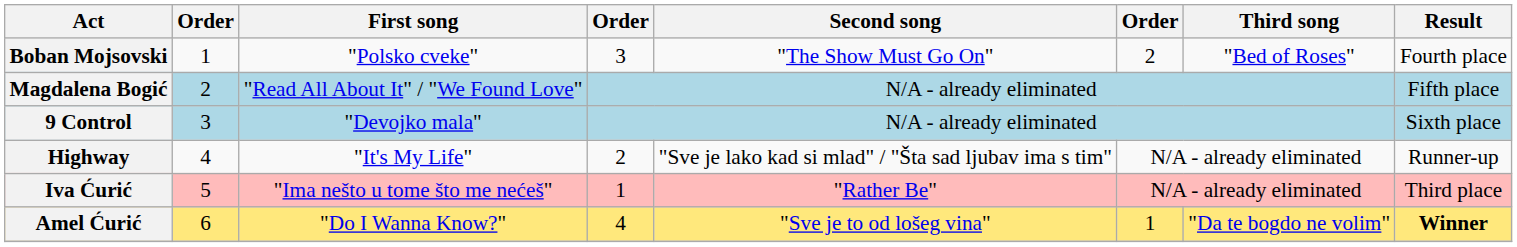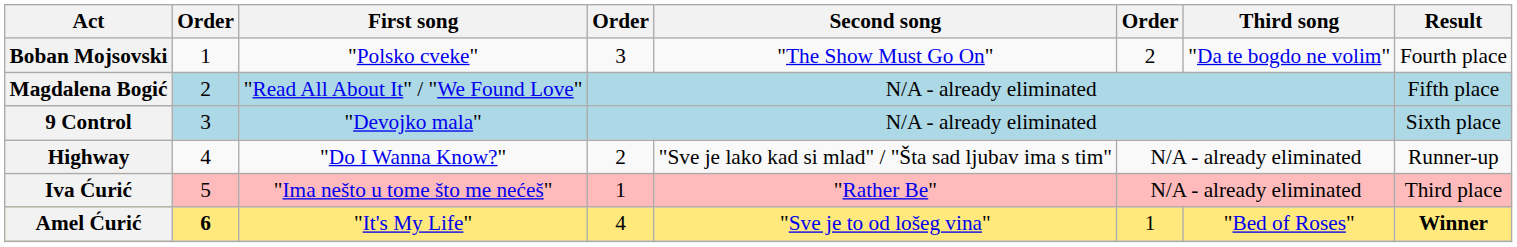(1289, 55) "Bed of Roses" -> (1289, 55) "Da te bogdo ne volim"
(413, 156) "It's My Life" -> (413, 156) "Do I Wanna Know?"
(206, 223) normal -> (206, 223) bold
(413, 223) "Do I Wanna Know?" -> (413, 223) "It's My Life"
(1289, 223) "Da te bogdo ne volim" -> (1289, 223) "Bed of Roses"
